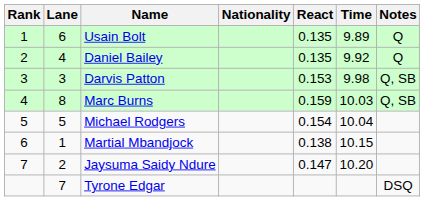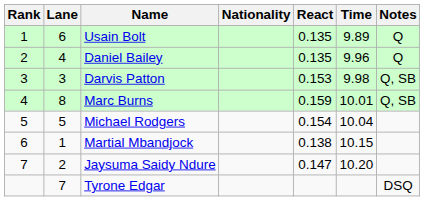(356, 57) 9.92 -> (356, 57) 9.96
(356, 100) 10.03 -> (356, 100) 10.01
